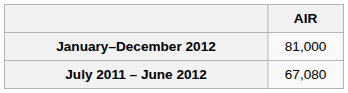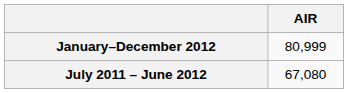(306, 46) 81,000 -> (306, 46) 80,999
